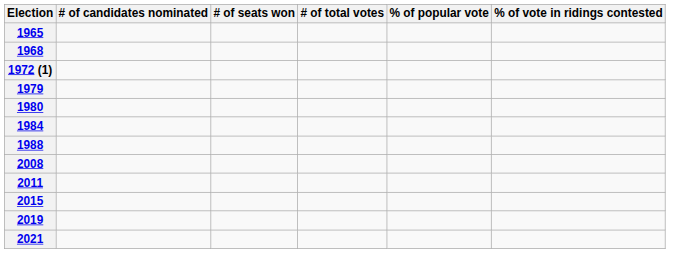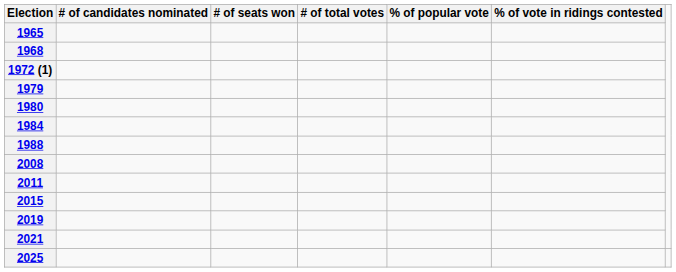+ row: (30, 257)
